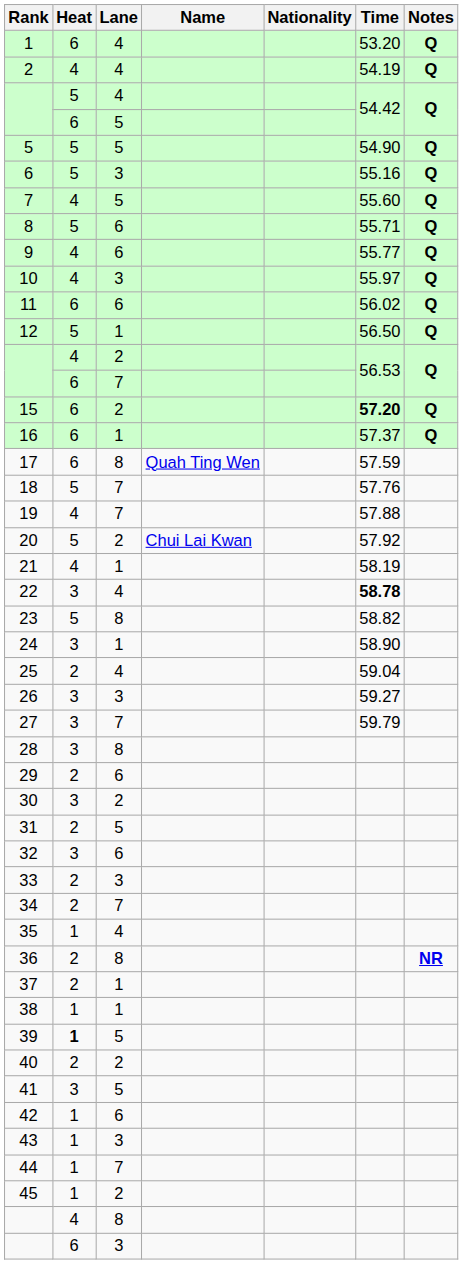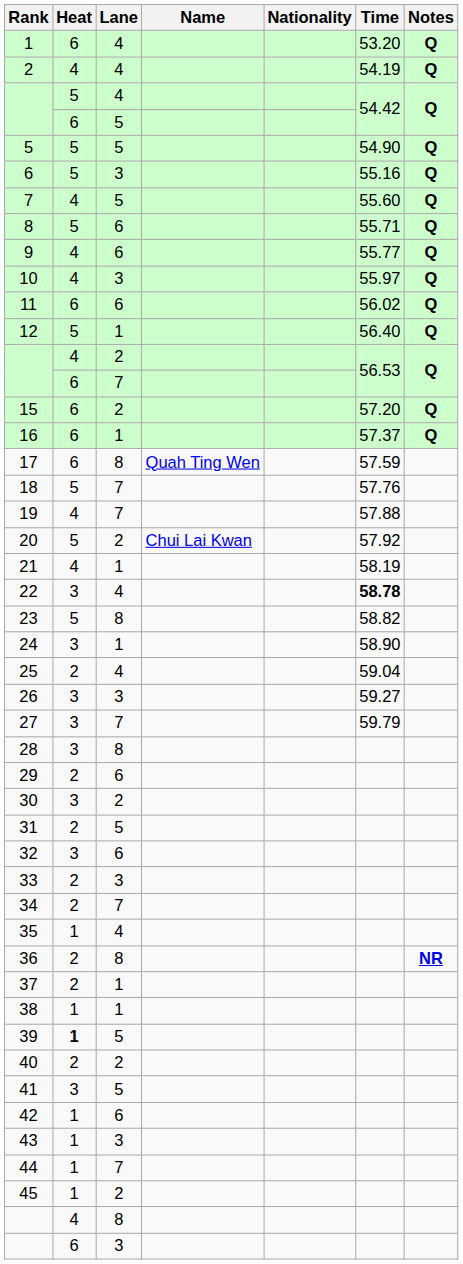(380, 331) 56.50 -> (380, 331) 56.40
(380, 409) bold -> (380, 409) normal
